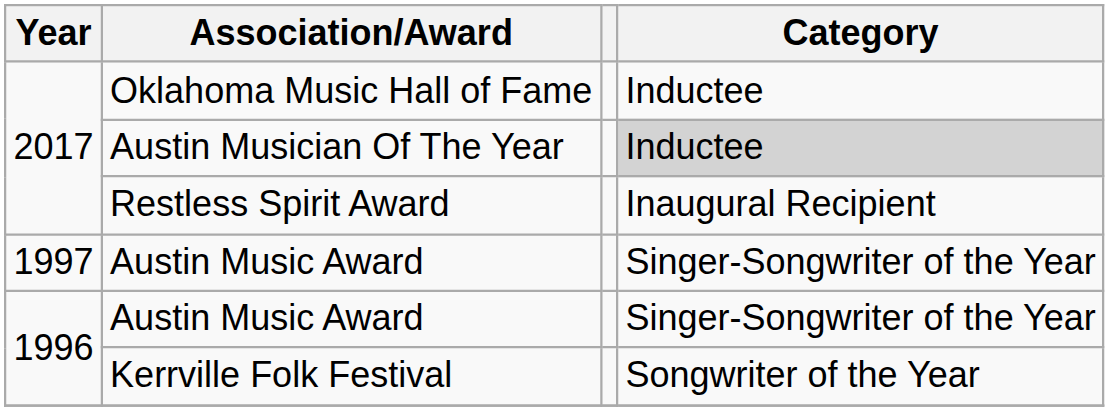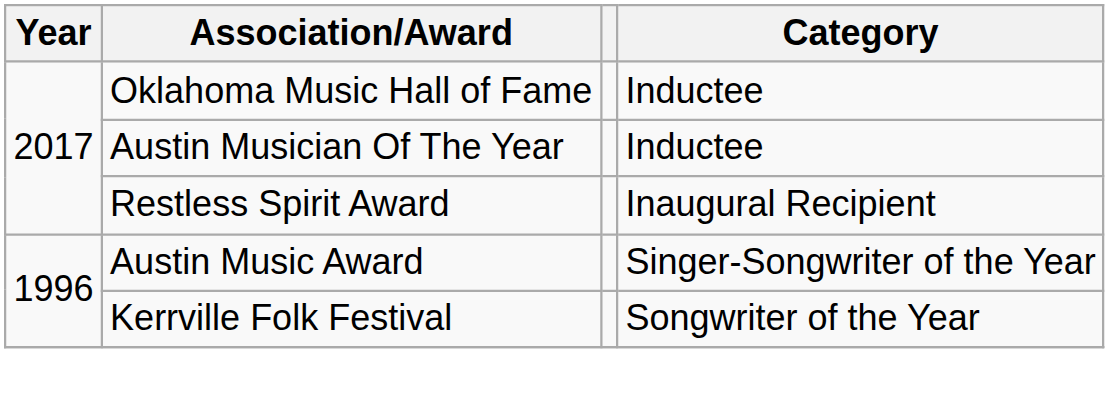(695, 147) lightgrey background -> (695, 147) no background
- row: (53, 261)
